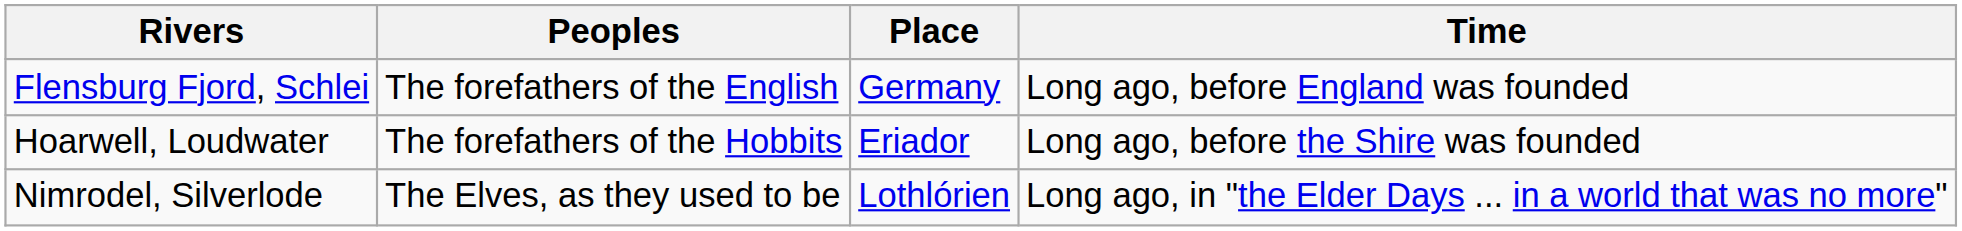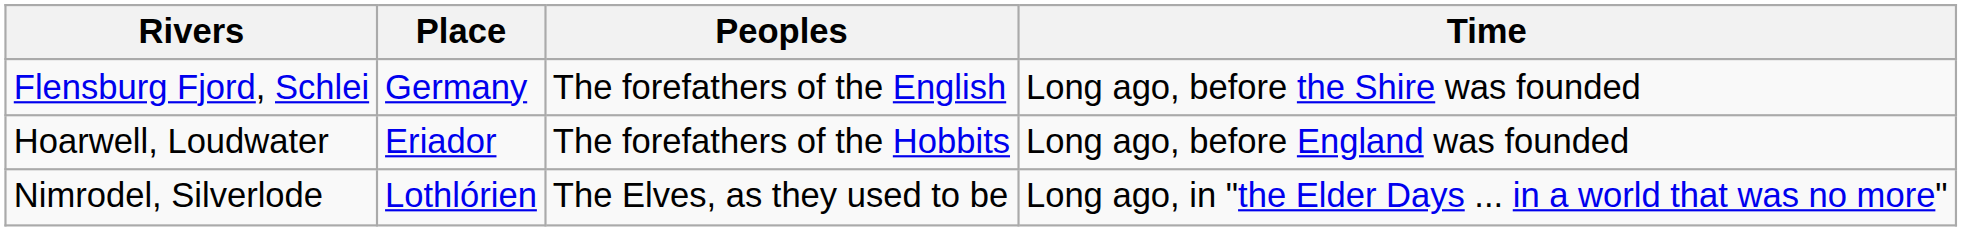columns swapped: (934, 31) <-> (614, 31)
(1328, 86) Long ago, before England was founded -> (1333, 86) Long ago, before the Shire was founded
(1333, 141) Long ago, before the Shire was founded -> (1328, 141) Long ago, before England was founded
